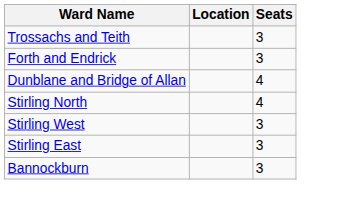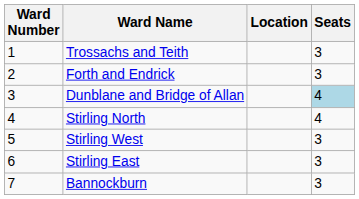+ column: (34, 23)
(260, 80) no background -> (318, 96) lightblue background
